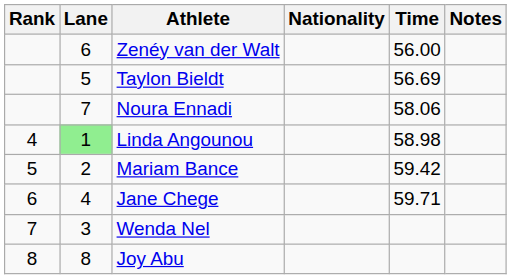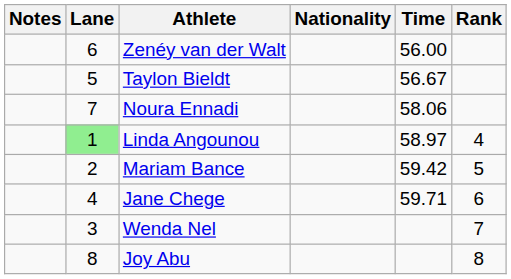columns swapped: (32, 19) <-> (476, 19)
(417, 79) 56.69 -> (423, 79) 56.67
(417, 139) 58.98 -> (423, 139) 58.97
